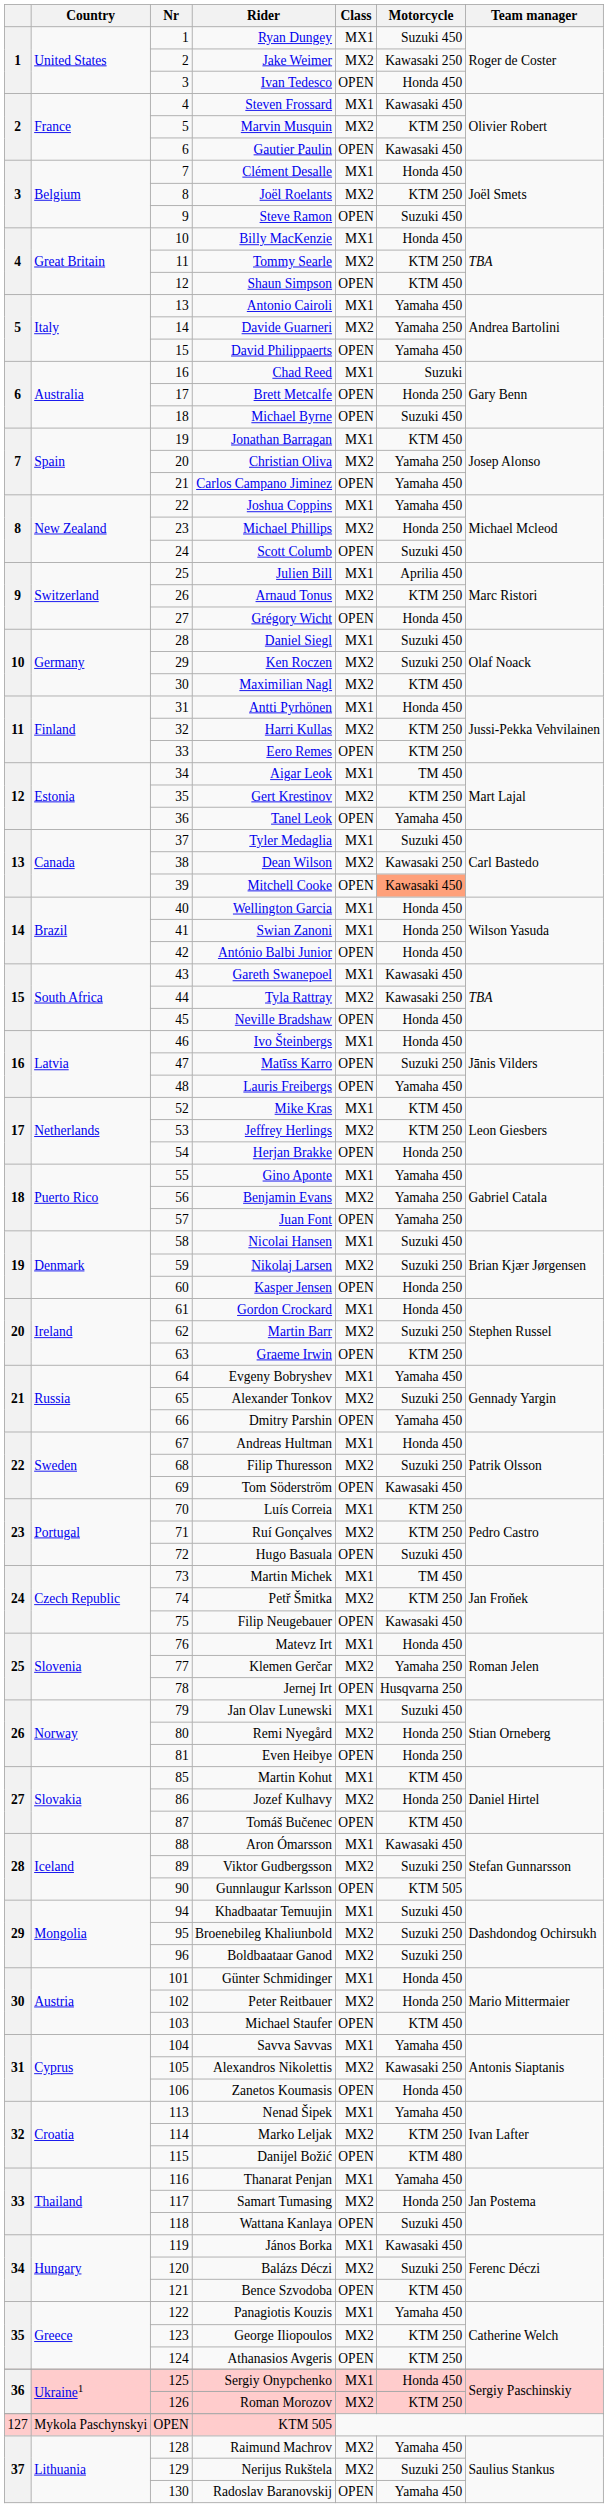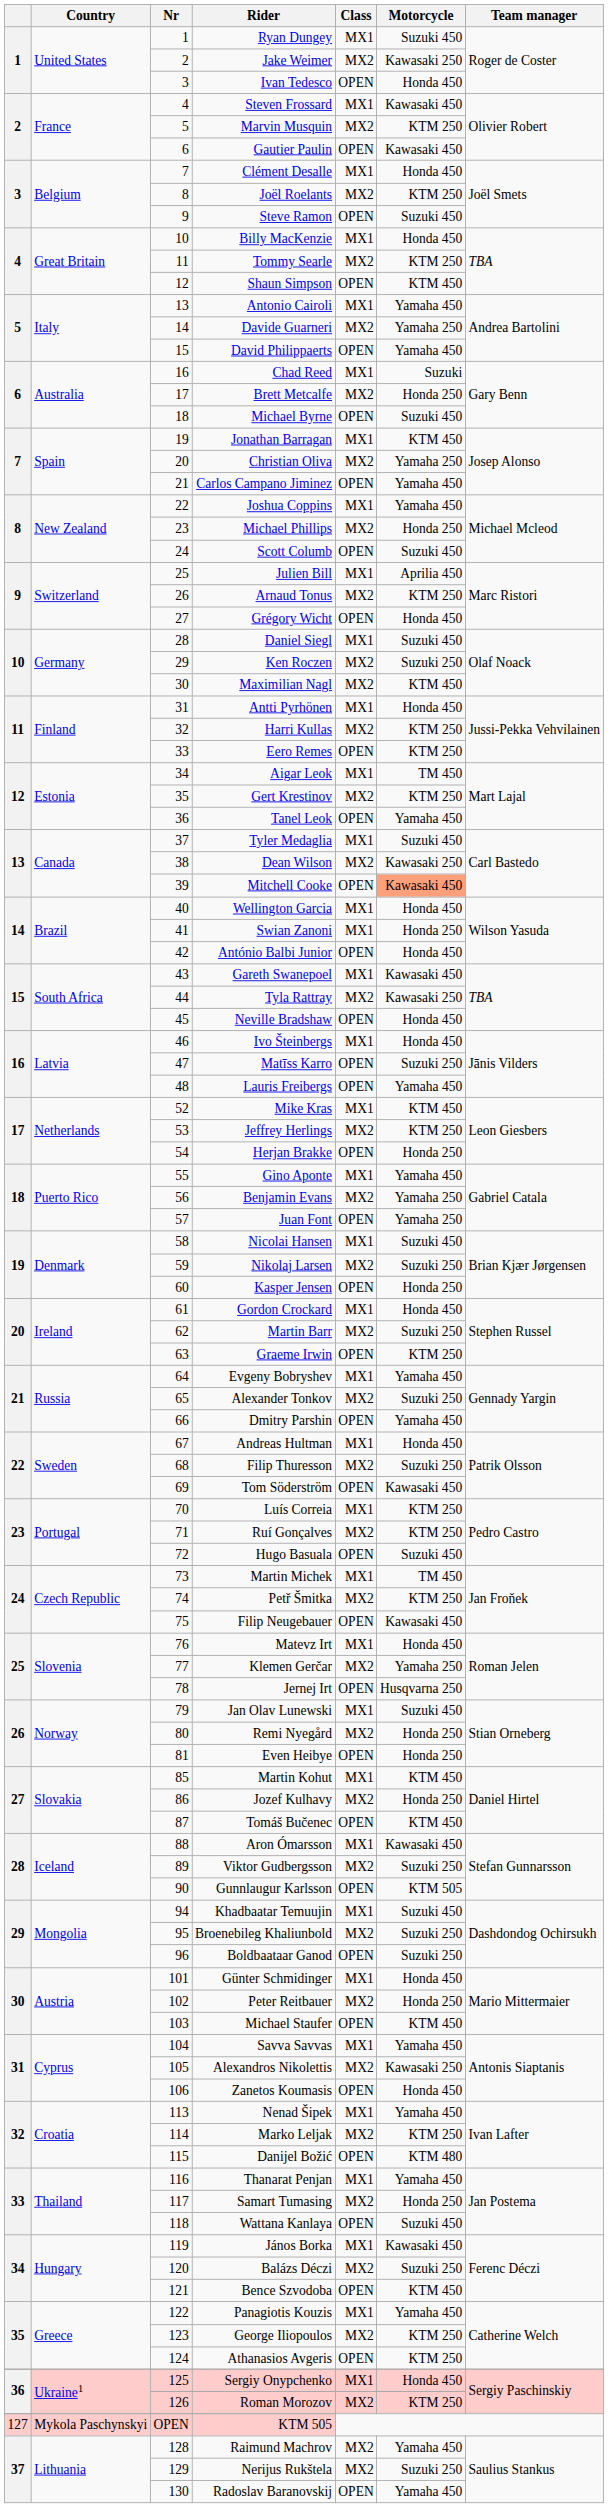(356, 395) OPEN -> (359, 395) MX2
(359, 1956) MX2 -> (356, 1956) OPEN
